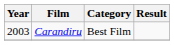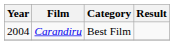(18, 31) 2003 -> (18, 31) 2004
